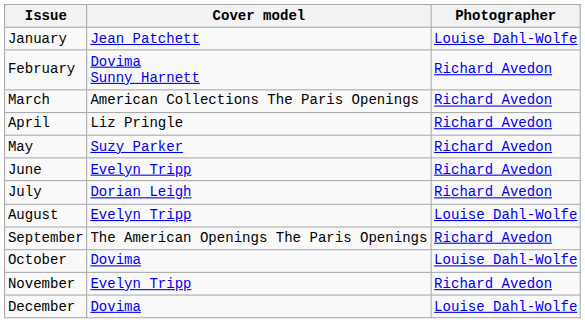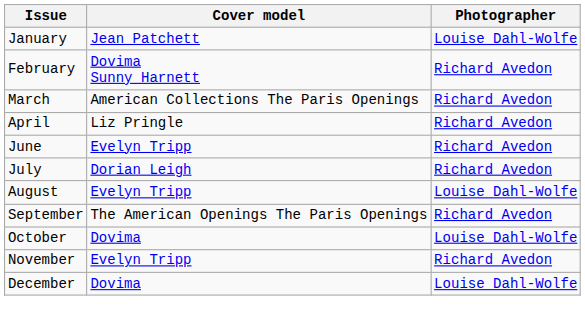- row: (21, 147)
